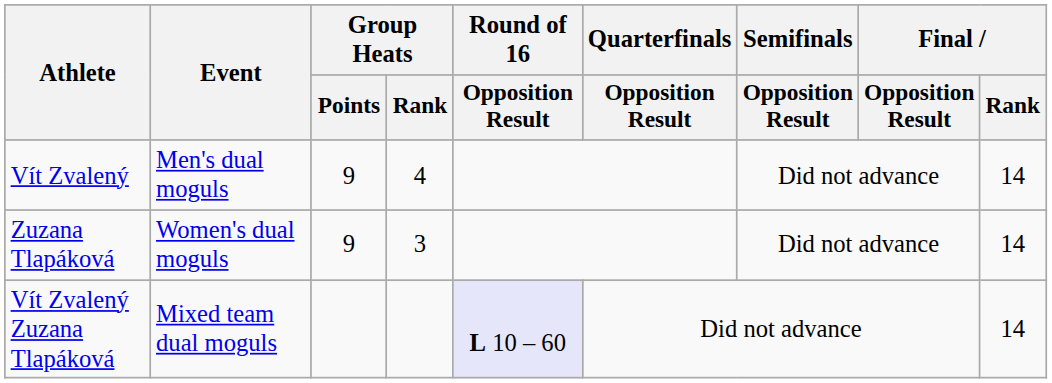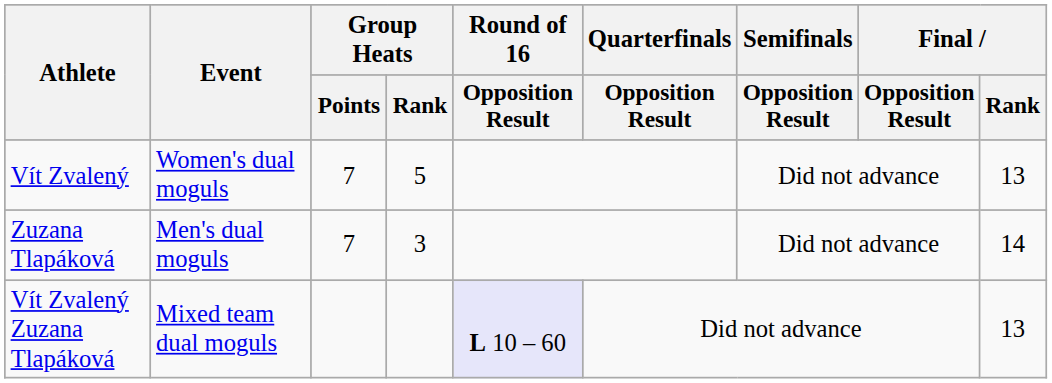(210, 175) Men's dual moguls -> (225, 175) Women's dual moguls
(349, 175) 9 -> (349, 175) 7
(420, 175) 4 -> (420, 175) 5
(1013, 175) 14 -> (1013, 175) 13
(225, 244) Women's dual moguls -> (210, 244) Men's dual moguls
(349, 244) 9 -> (349, 244) 7
(1013, 329) 14 -> (1013, 329) 13
